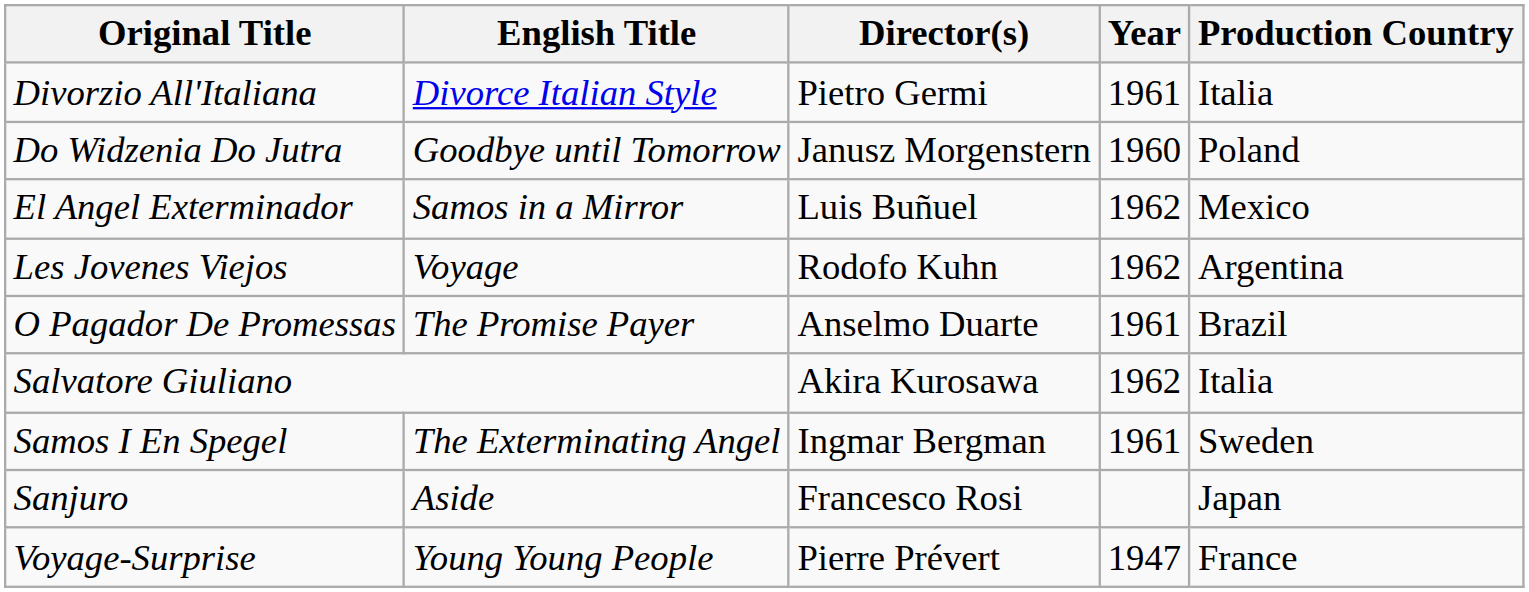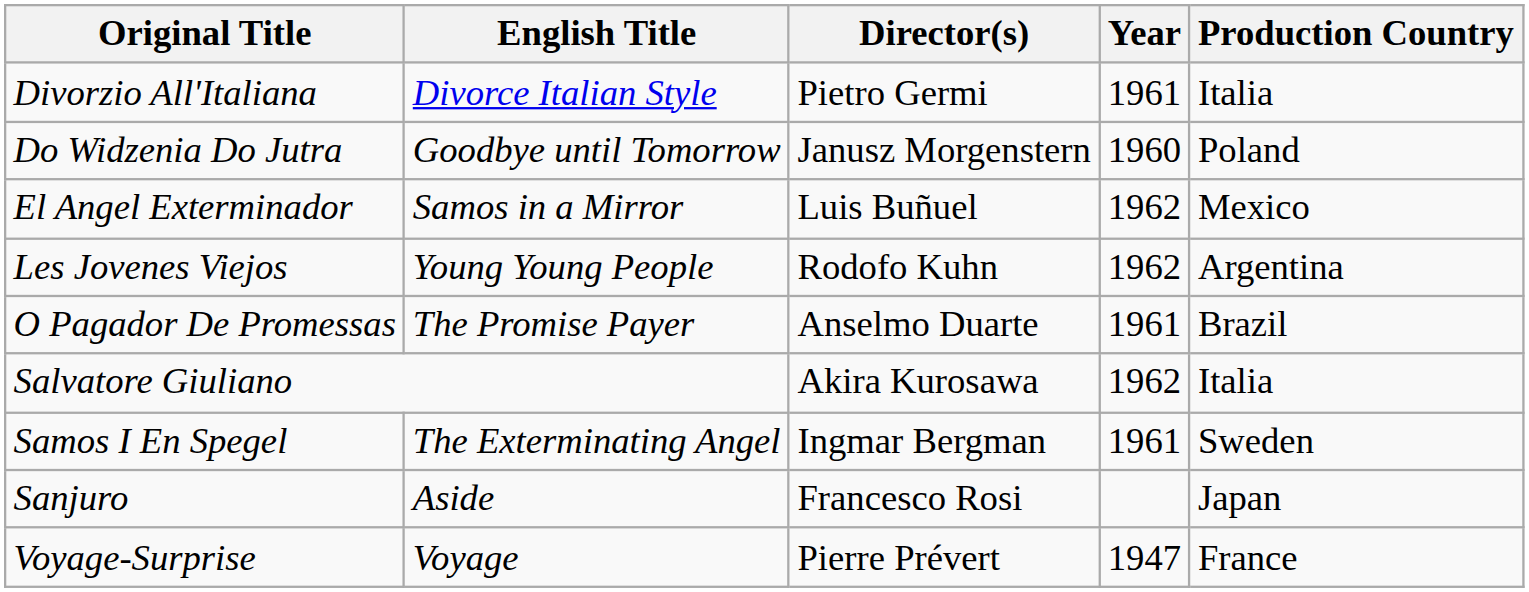(466, 265) Voyage -> (563, 265) Young Young People
(563, 556) Young Young People -> (466, 556) Voyage
